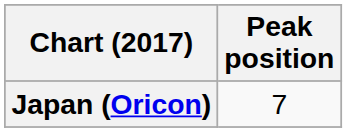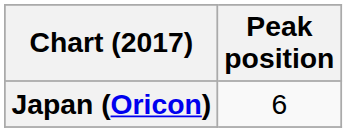(279, 103) 7 -> (279, 103) 6
